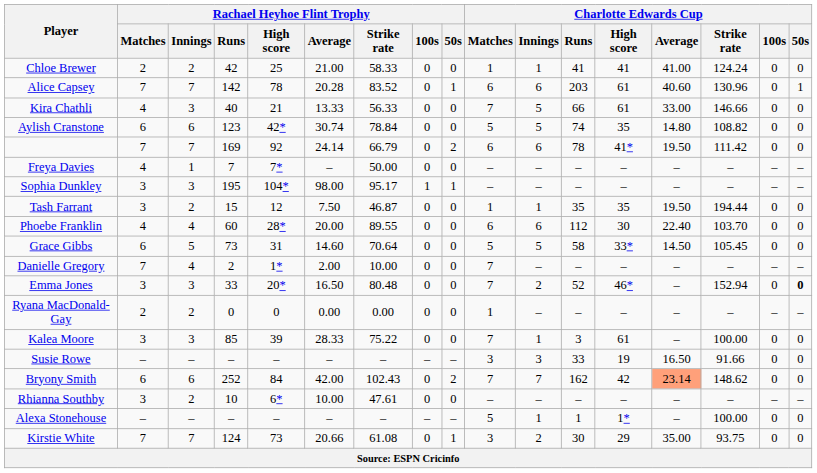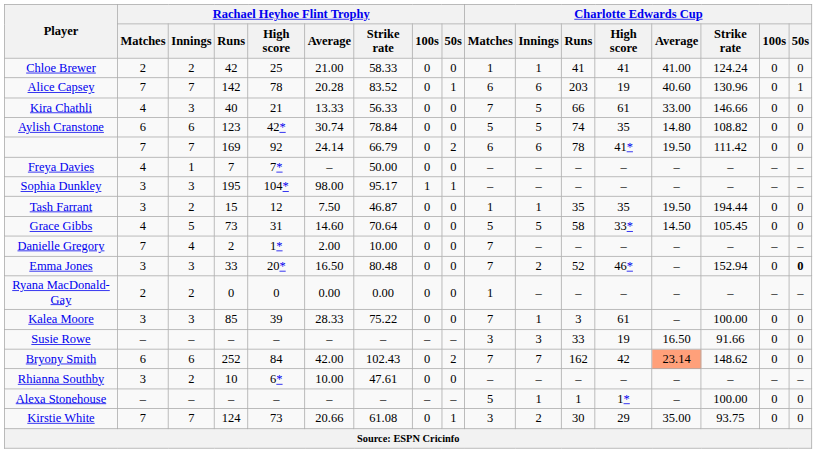(624, 87) 61 -> (624, 87) 19
- row: (61, 226)
(143, 246) 6 -> (143, 226) 4
